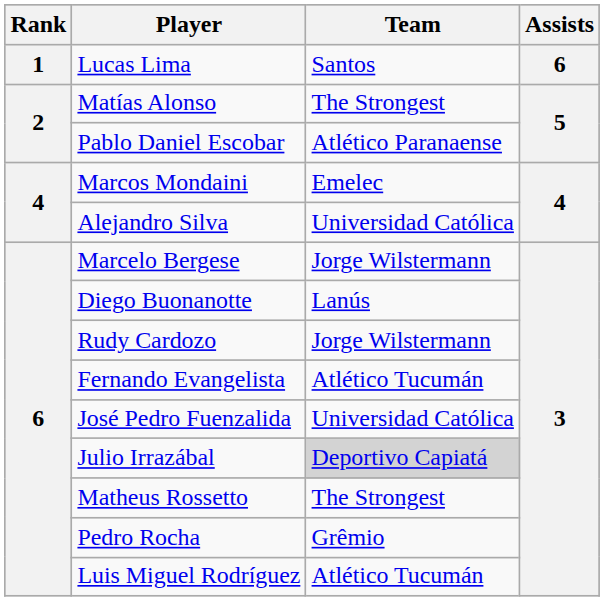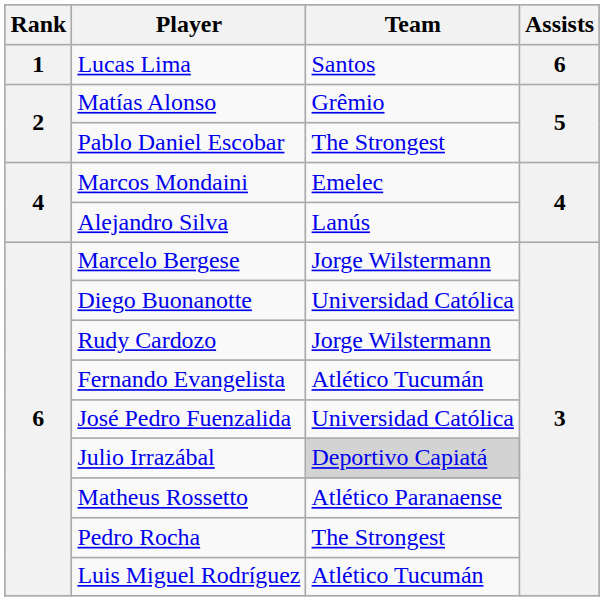(378, 103) The Strongest -> (348, 103) Grêmio
(407, 142) Atlético Paranaense -> (378, 142) The Strongest
(413, 221) Universidad Católica -> (341, 221) Lanús
(341, 300) Lanús -> (413, 300) Universidad Católica
(378, 497) The Strongest -> (407, 497) Atlético Paranaense
(348, 537) Grêmio -> (378, 537) The Strongest
